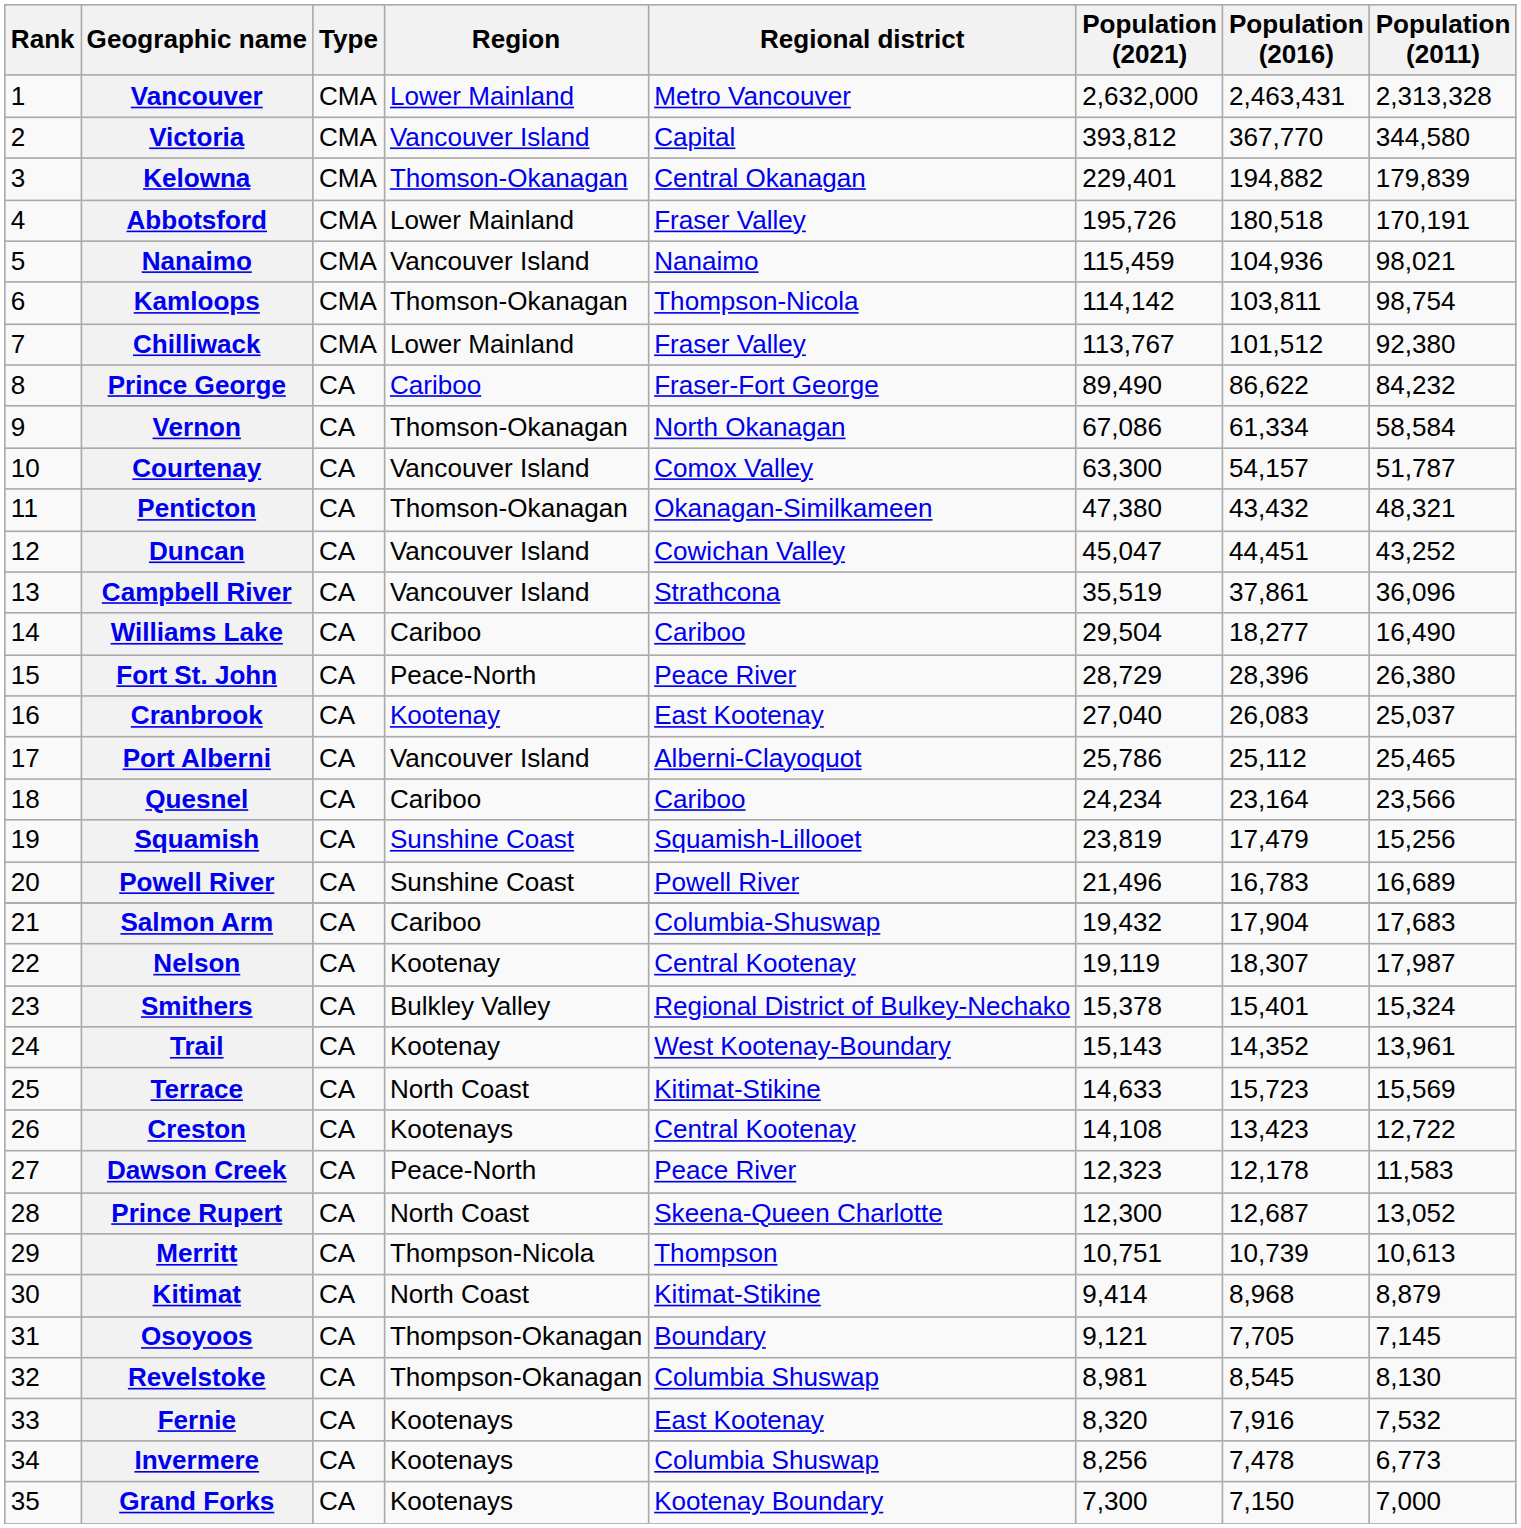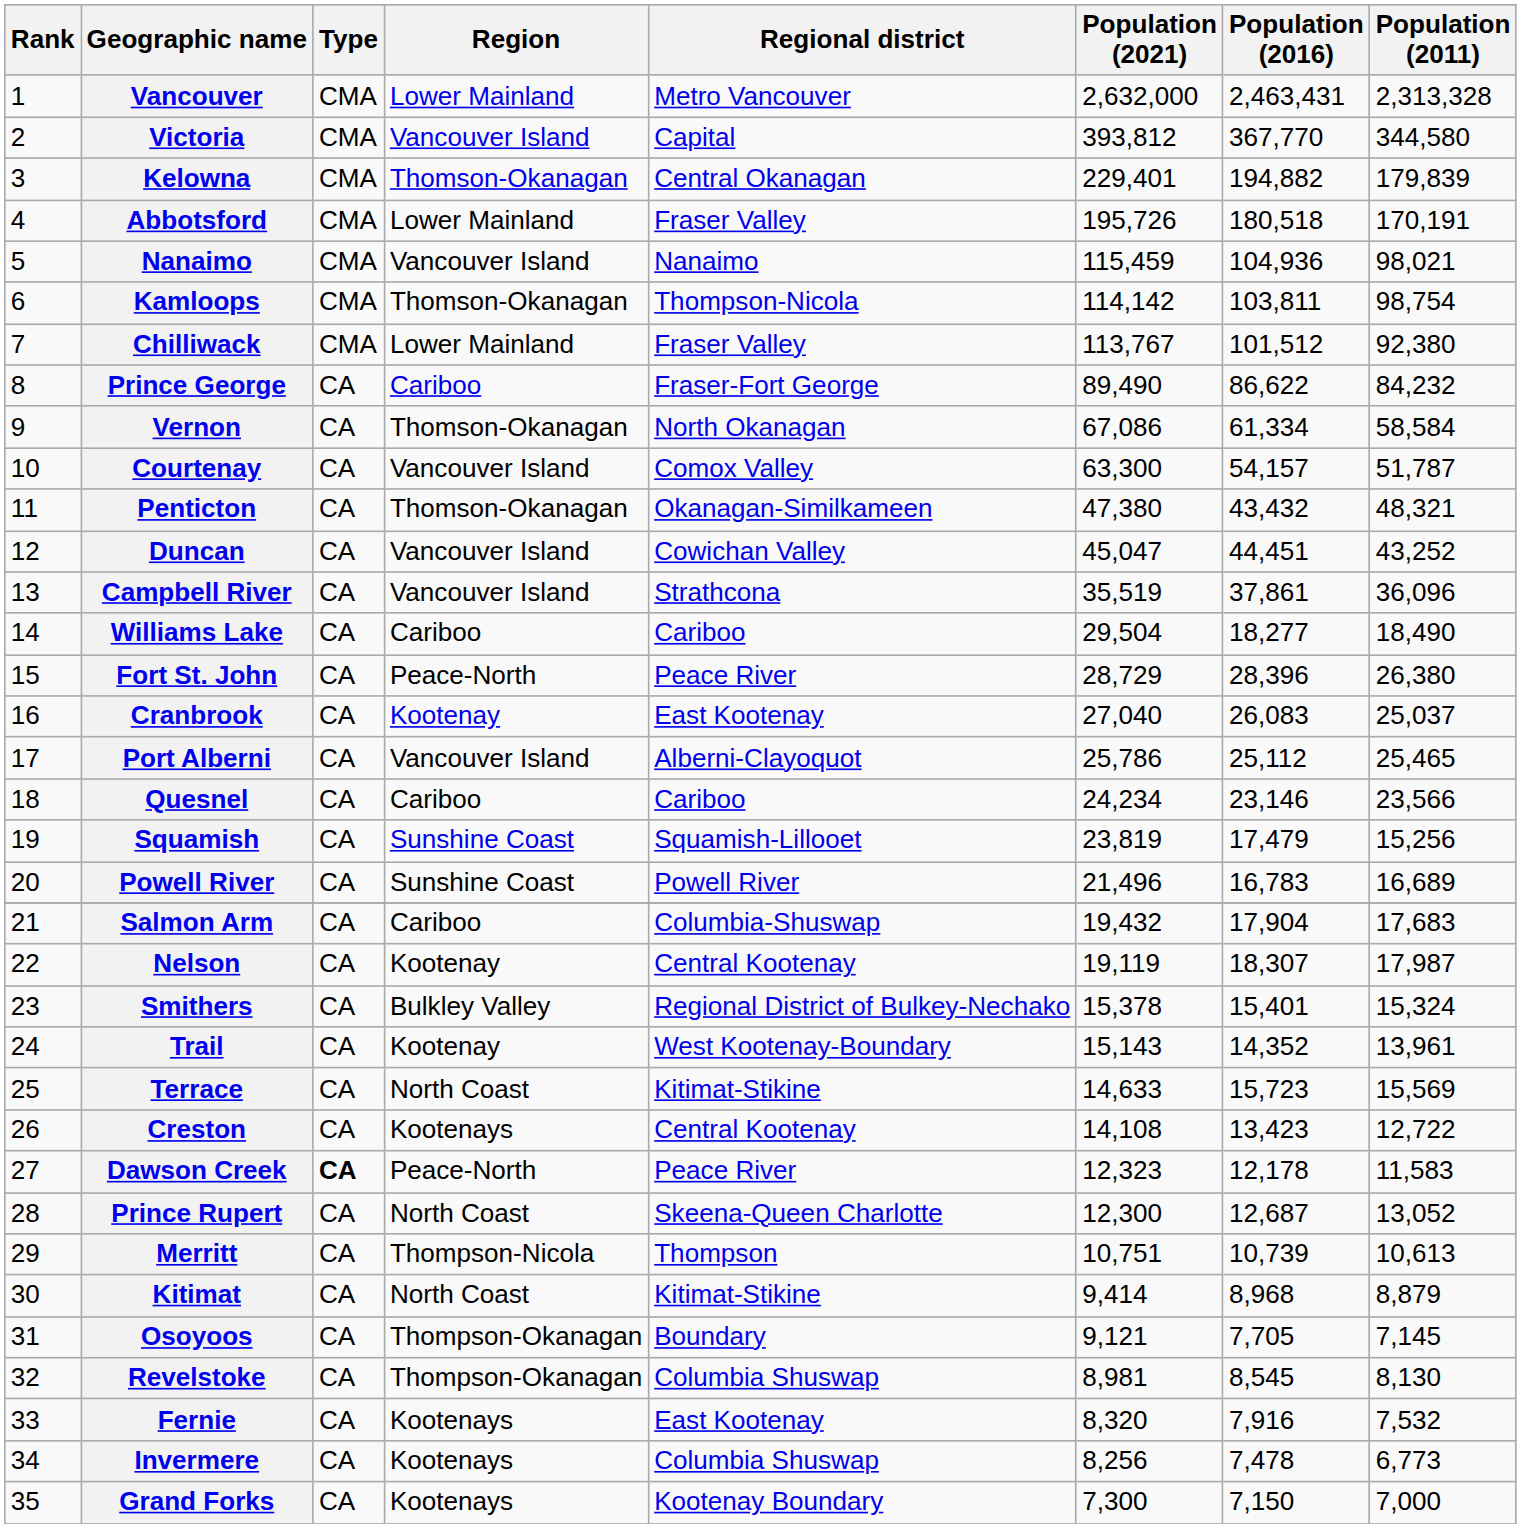(1416, 633) 16,490 -> (1416, 633) 18,490
(1269, 799) 23,164 -> (1269, 799) 23,146
(337, 1171) normal -> (338, 1171) bold
